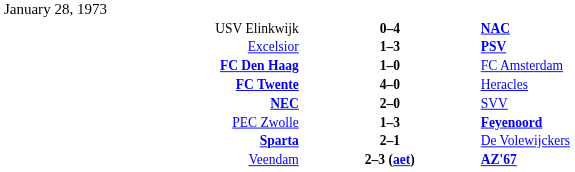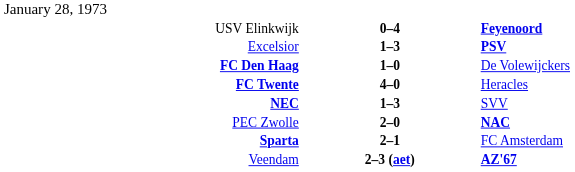(495, 28) NAC -> (512, 28) Feyenoord
(522, 66) FC Amsterdam -> (525, 66) De Volewijckers
(390, 103) 2–0 -> (390, 103) 1–3
(390, 122) 1–3 -> (390, 122) 2–0
(512, 122) Feyenoord -> (495, 122) NAC
(525, 141) De Volewijckers -> (522, 141) FC Amsterdam
